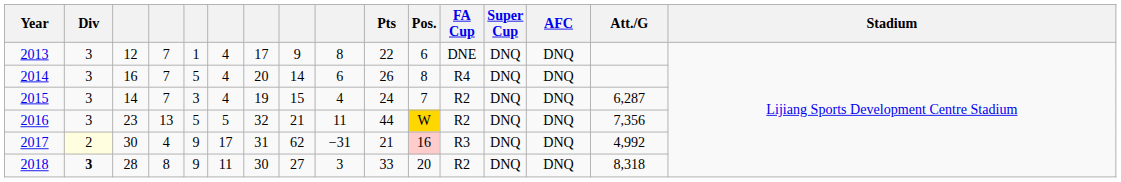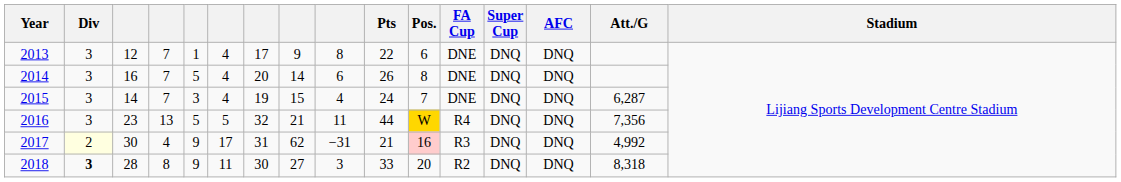(462, 76) R4 -> (462, 76) DNE
(462, 98) R2 -> (462, 98) DNE
(462, 120) R2 -> (462, 120) R4
